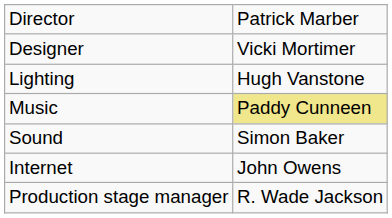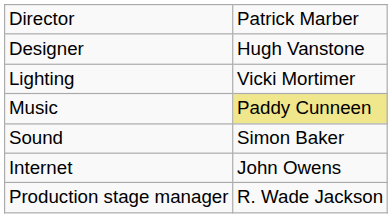(296, 49) Vicki Mortimer -> (301, 49) Hugh Vanstone
(301, 78) Hugh Vanstone -> (296, 78) Vicki Mortimer
